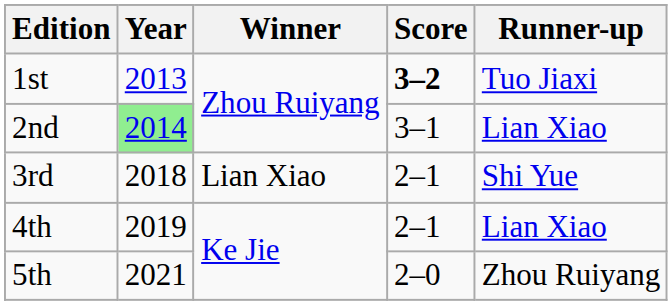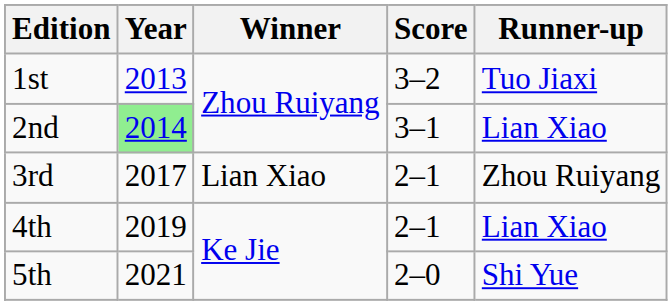(417, 78) bold -> (417, 78) normal
(156, 176) 2018 -> (156, 176) 2017
(530, 176) Shi Yue -> (571, 176) Zhou Ruiyang
(571, 275) Zhou Ruiyang -> (530, 275) Shi Yue
